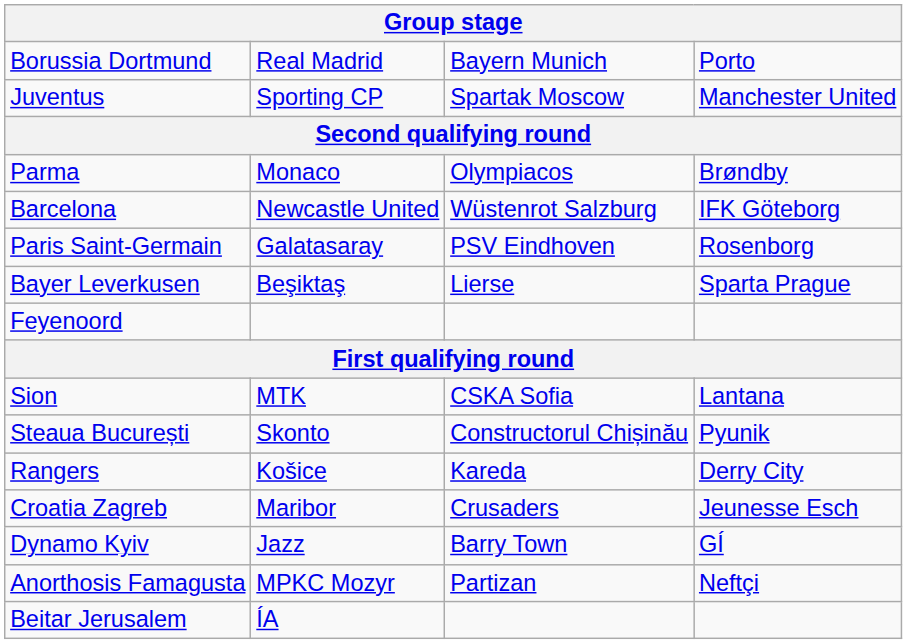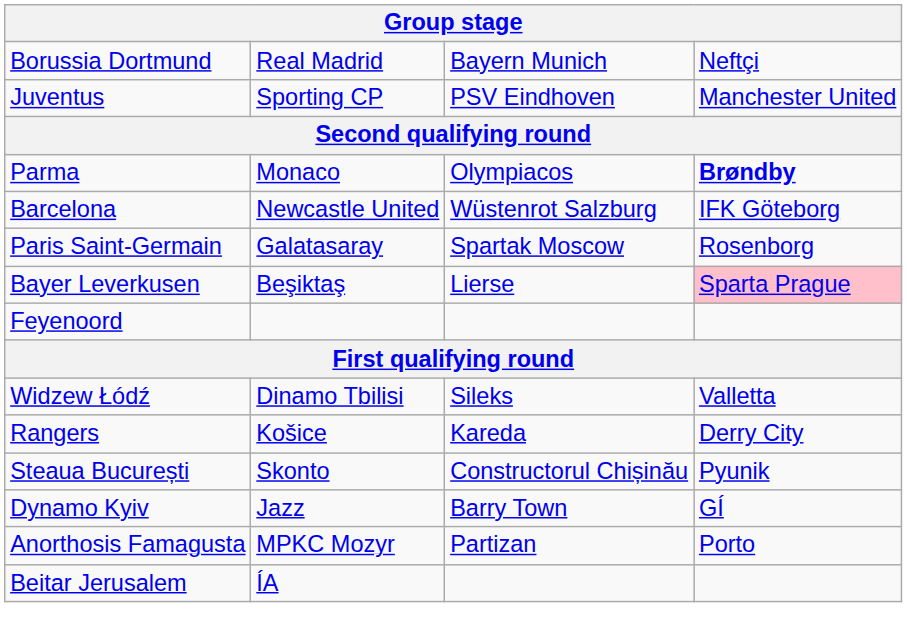(727, 60) Porto -> (729, 60) Neftçi
(537, 97) Spartak Moscow -> (533, 97) PSV Eindhoven
(743, 172) normal -> (747, 172) bold
(533, 246) PSV Eindhoven -> (537, 246) Spartak Moscow
(775, 284) no background -> (775, 284) pink background
- row: (34, 396)
+ row: (80, 396)
rows swapped: (55, 470) <-> (100, 433)
- row: (89, 508)
(729, 582) Neftçi -> (727, 545) Porto
